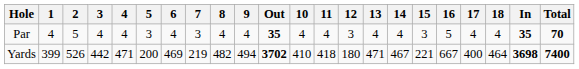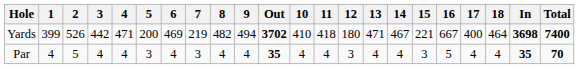rows swapped: (22, 53) <-> (22, 34)
